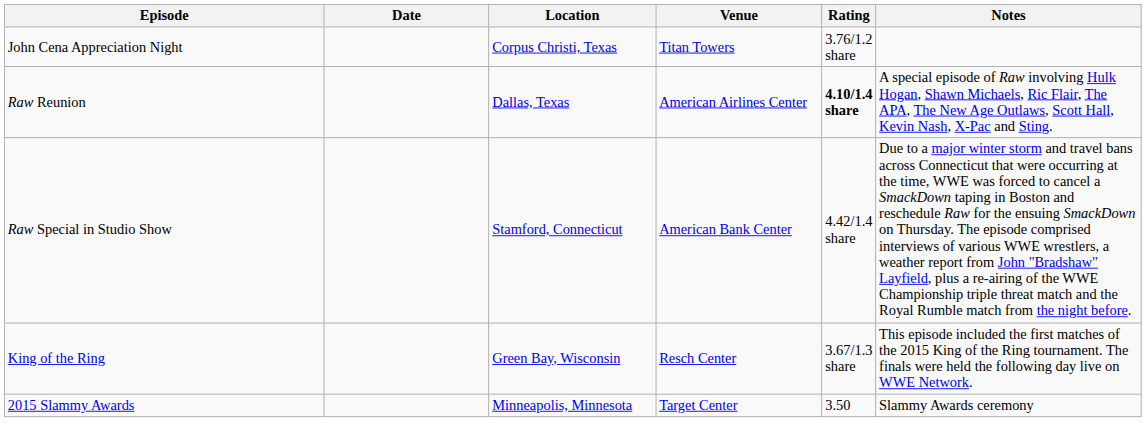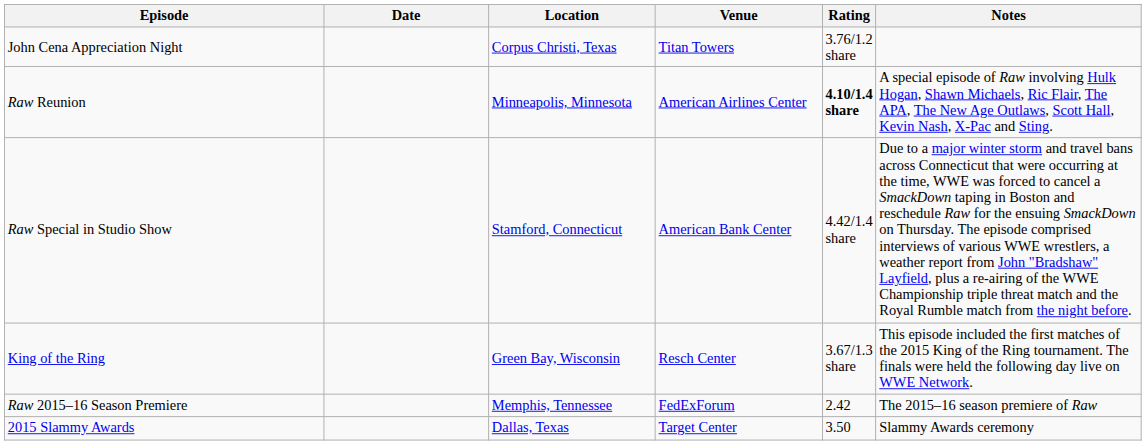(531, 102) Dallas, Texas -> (562, 102) Minneapolis, Minnesota
+ row: (98, 405)
(562, 405) Minneapolis, Minnesota -> (530, 428) Dallas, Texas
